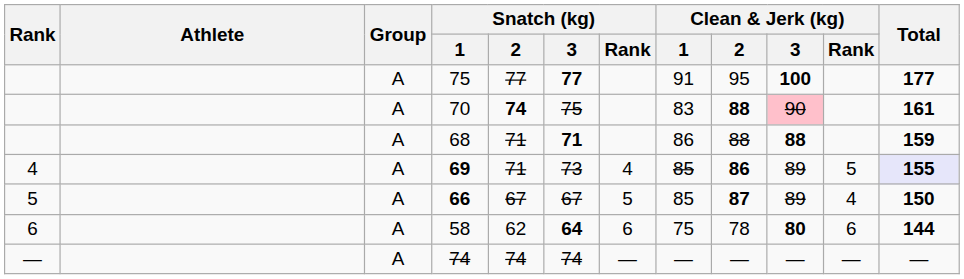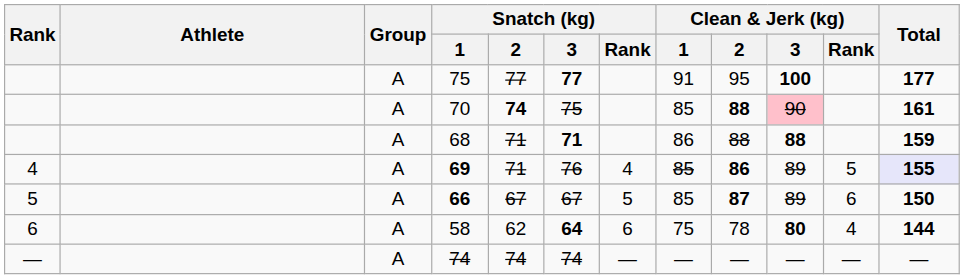(683, 109) 83 -> (683, 109) 85
(572, 169) 73 -> (572, 169) 76
(851, 199) 4 -> (851, 199) 6
(851, 229) 6 -> (851, 229) 4
